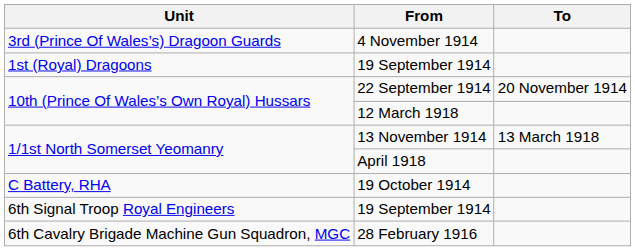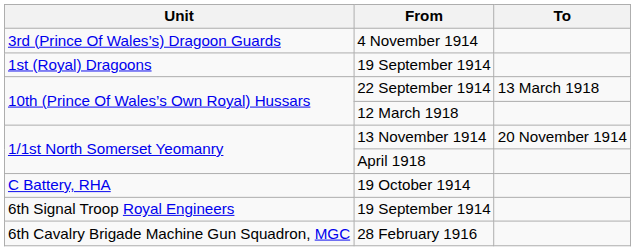(562, 88) 20 November 1914 -> (548, 88) 13 March 1918
(548, 137) 13 March 1918 -> (562, 137) 20 November 1914
